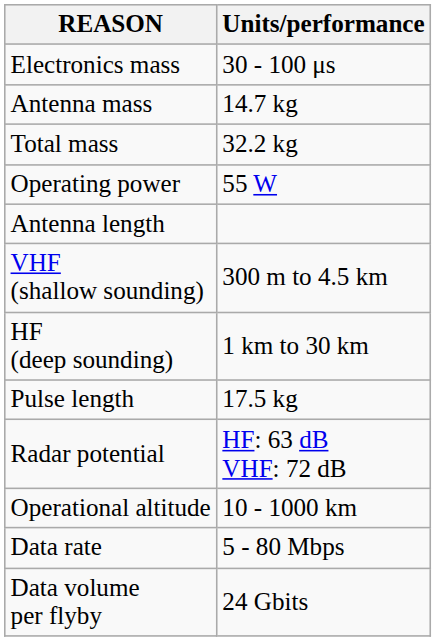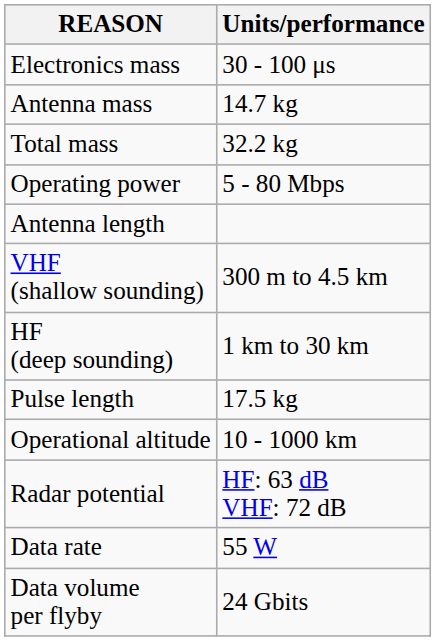(250, 183) 55 W -> (283, 183) 5 - 80 Mbps
rows swapped: (111, 507) <-> (88, 453)
(283, 547) 5 - 80 Mbps -> (250, 547) 55 W
